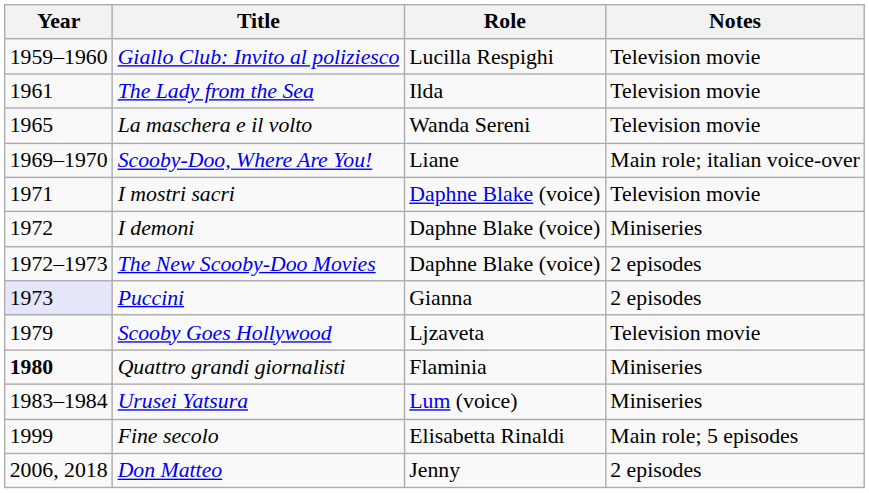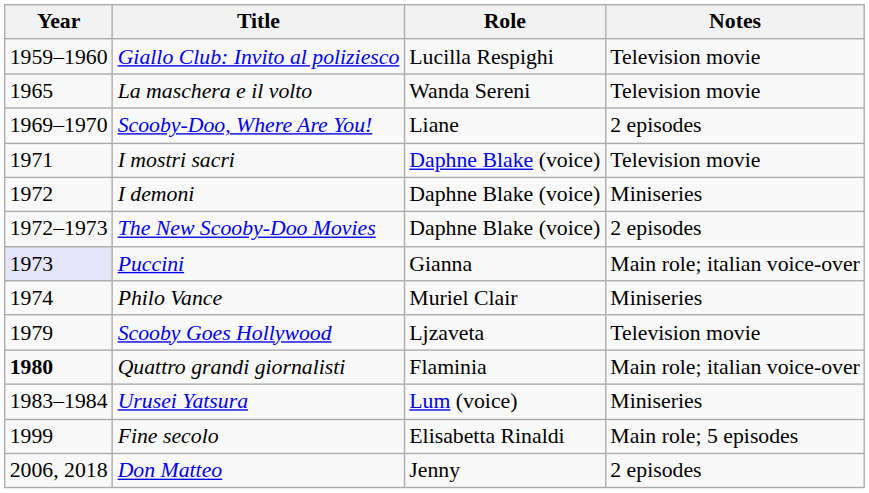- row: (216, 90)
(735, 159) Main role; italian voice-over -> (656, 125) 2 episodes
(656, 297) 2 episodes -> (735, 263) Main role; italian voice-over
+ row: (170, 297)
(656, 366) Miniseries -> (735, 366) Main role; italian voice-over
